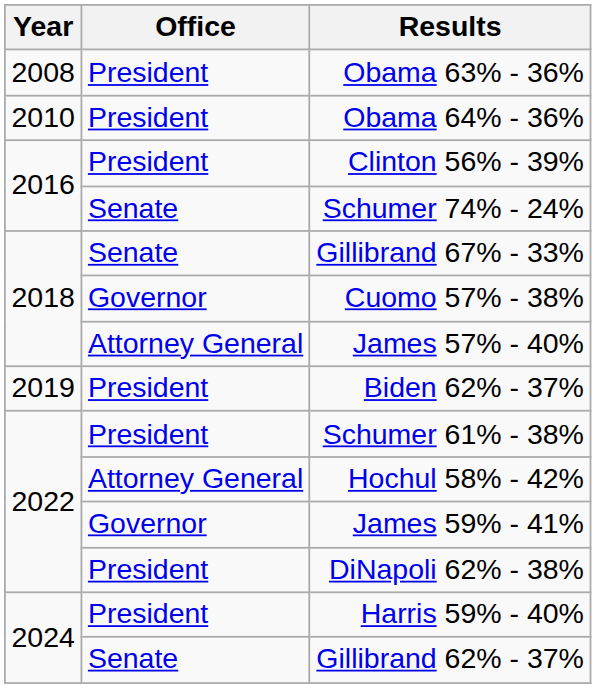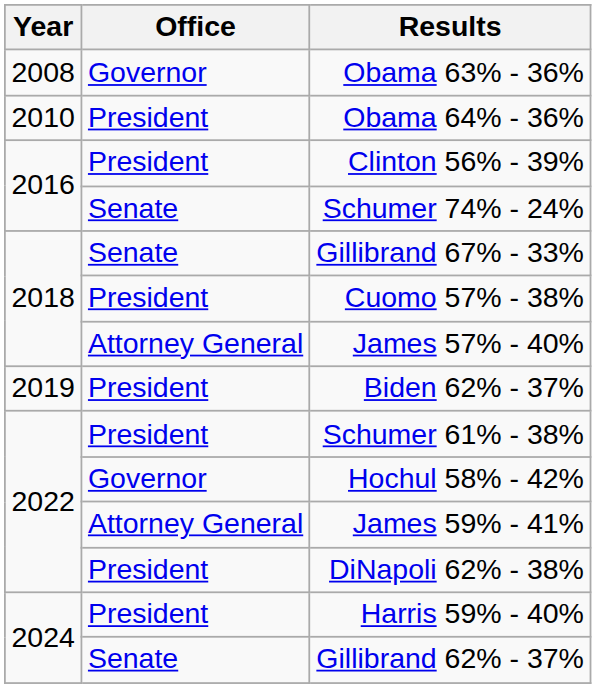(148, 72) President -> (147, 72) Governor
(147, 298) Governor -> (148, 298) President
(196, 478) Attorney General -> (147, 478) Governor
(147, 523) Governor -> (196, 523) Attorney General
